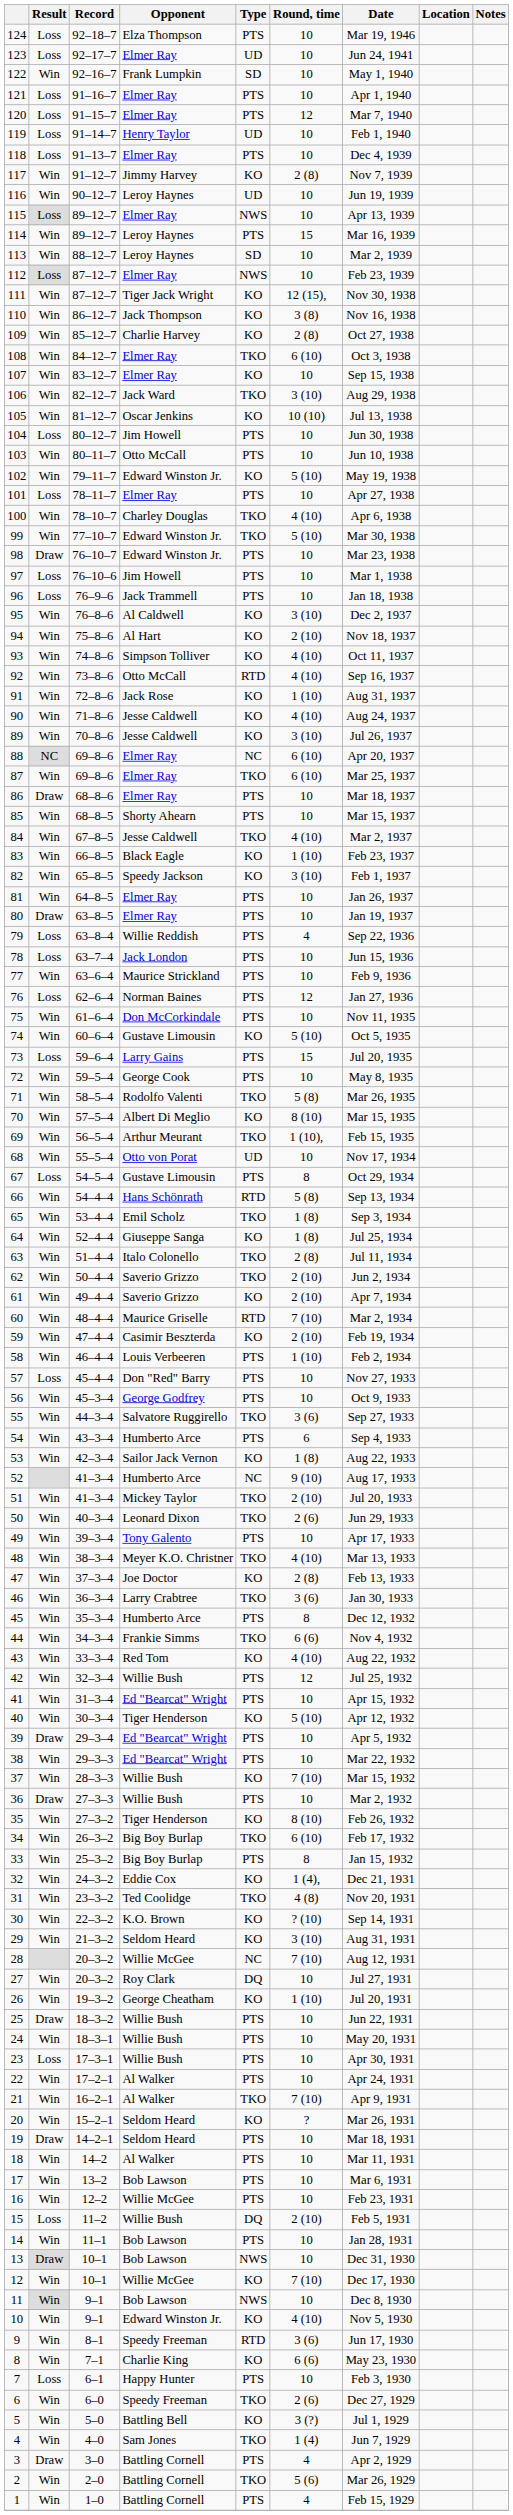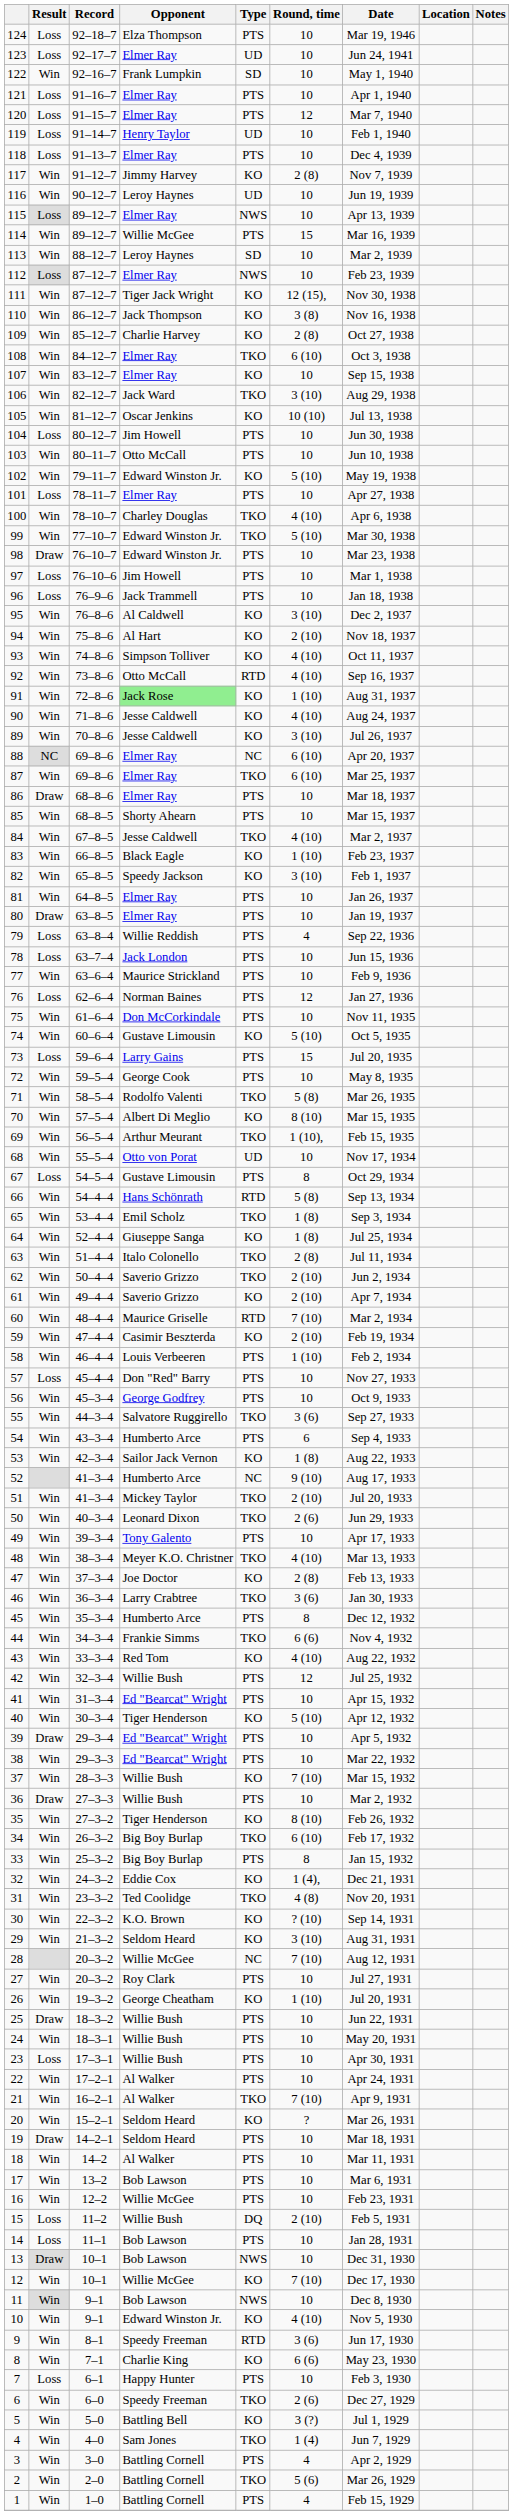(158, 235) Leroy Haynes -> (158, 235) Willie McGee
(148, 696) no background -> (148, 696) lightgreen background
(253, 1979) DQ -> (253, 1979) PTS
(49, 2239) Win -> (49, 2239) Loss
(49, 2460) Draw -> (49, 2460) Win
